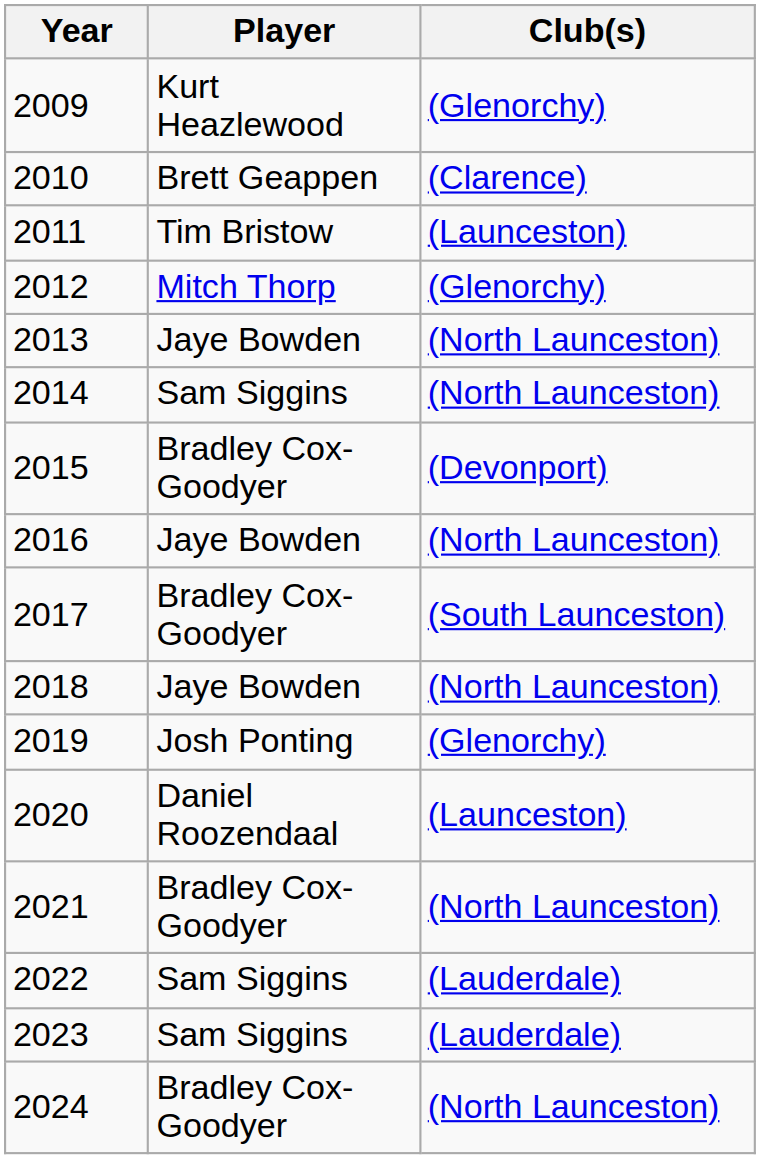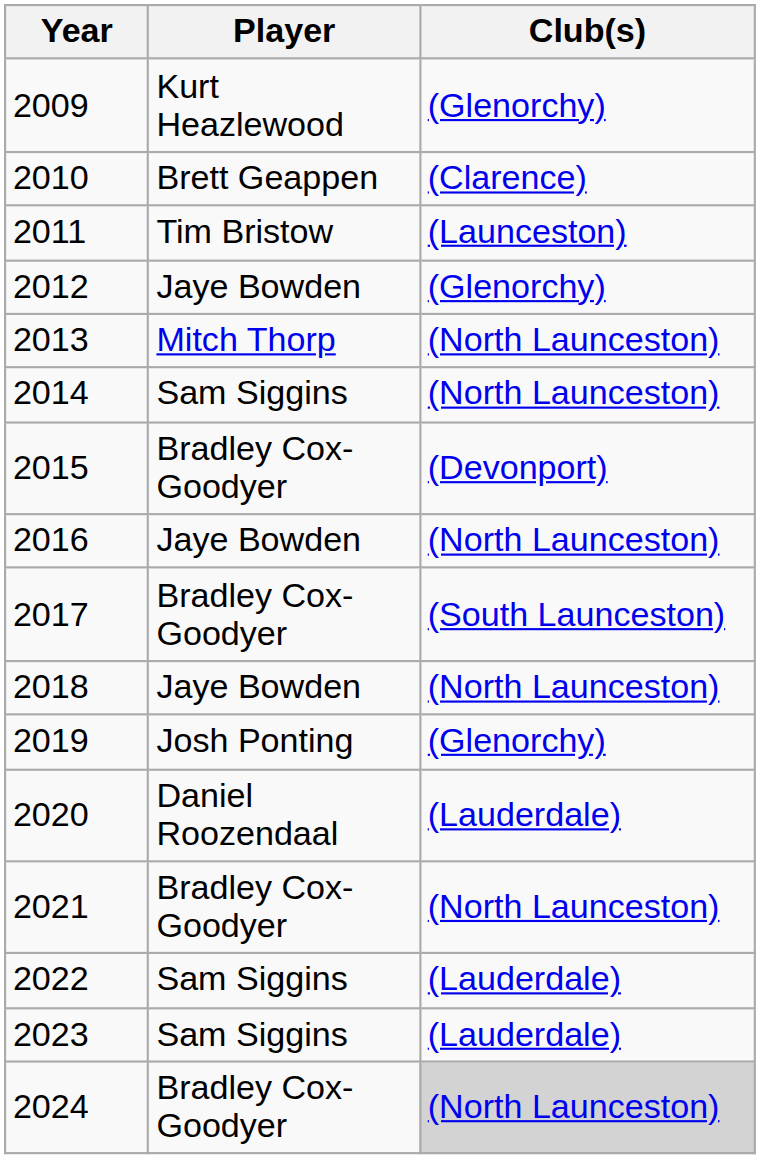(246, 286) Mitch Thorp -> (259, 286) Jaye Bowden
(259, 340) Jaye Bowden -> (246, 340) Mitch Thorp
(527, 814) (Launceston) -> (524, 814) (Lauderdale)
(574, 1107) no background -> (574, 1107) lightgrey background
